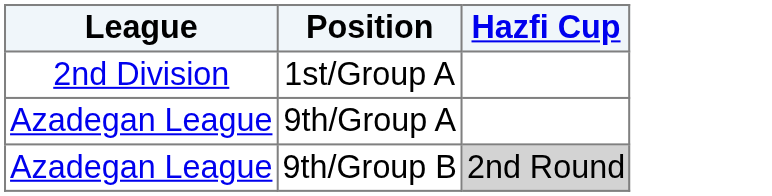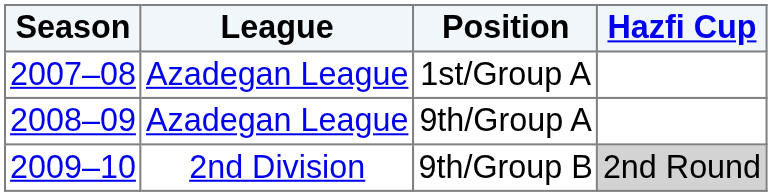+ column: (73, 27)
(141, 74) 2nd Division -> (277, 74) Azadegan League
(141, 167) Azadegan League -> (277, 167) 2nd Division
